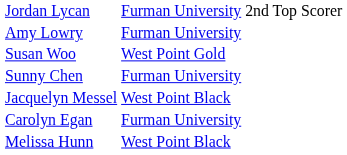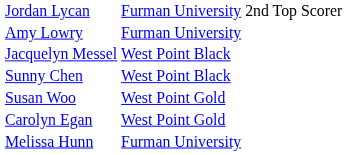rows swapped: (40, 54) <-> (61, 98)
(181, 76) Furman University -> (176, 76) West Point Black
(181, 119) Furman University -> (173, 119) West Point Gold
(176, 141) West Point Black -> (181, 141) Furman University
